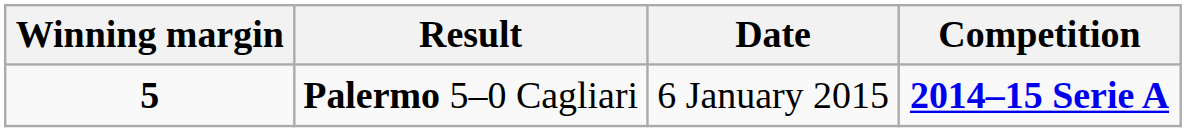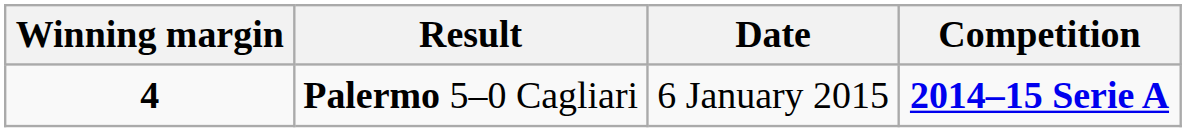(150, 94) 5 -> (150, 94) 4
